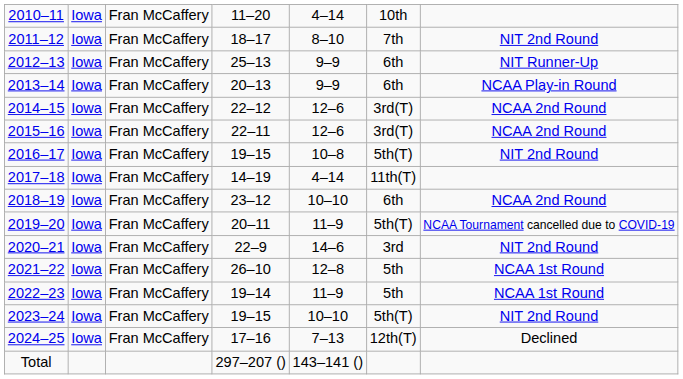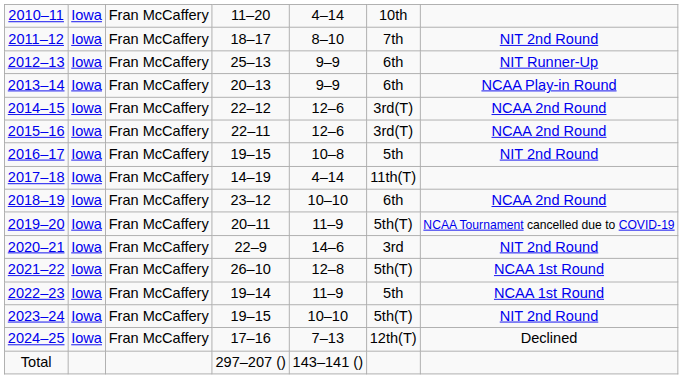(393, 154) 5th(T) -> (393, 154) 5th
(393, 270) 5th -> (393, 270) 5th(T)
